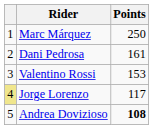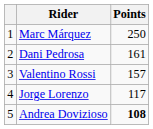(137, 74) 153 -> (137, 74) 157
(10, 94) khaki background -> (10, 94) no background
